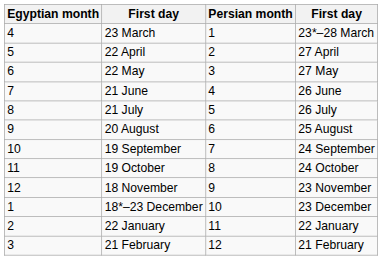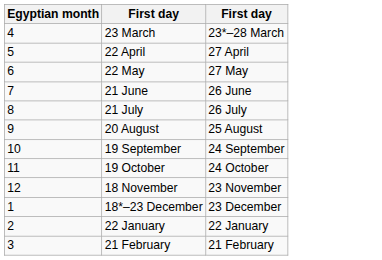- column: (251, 14)
